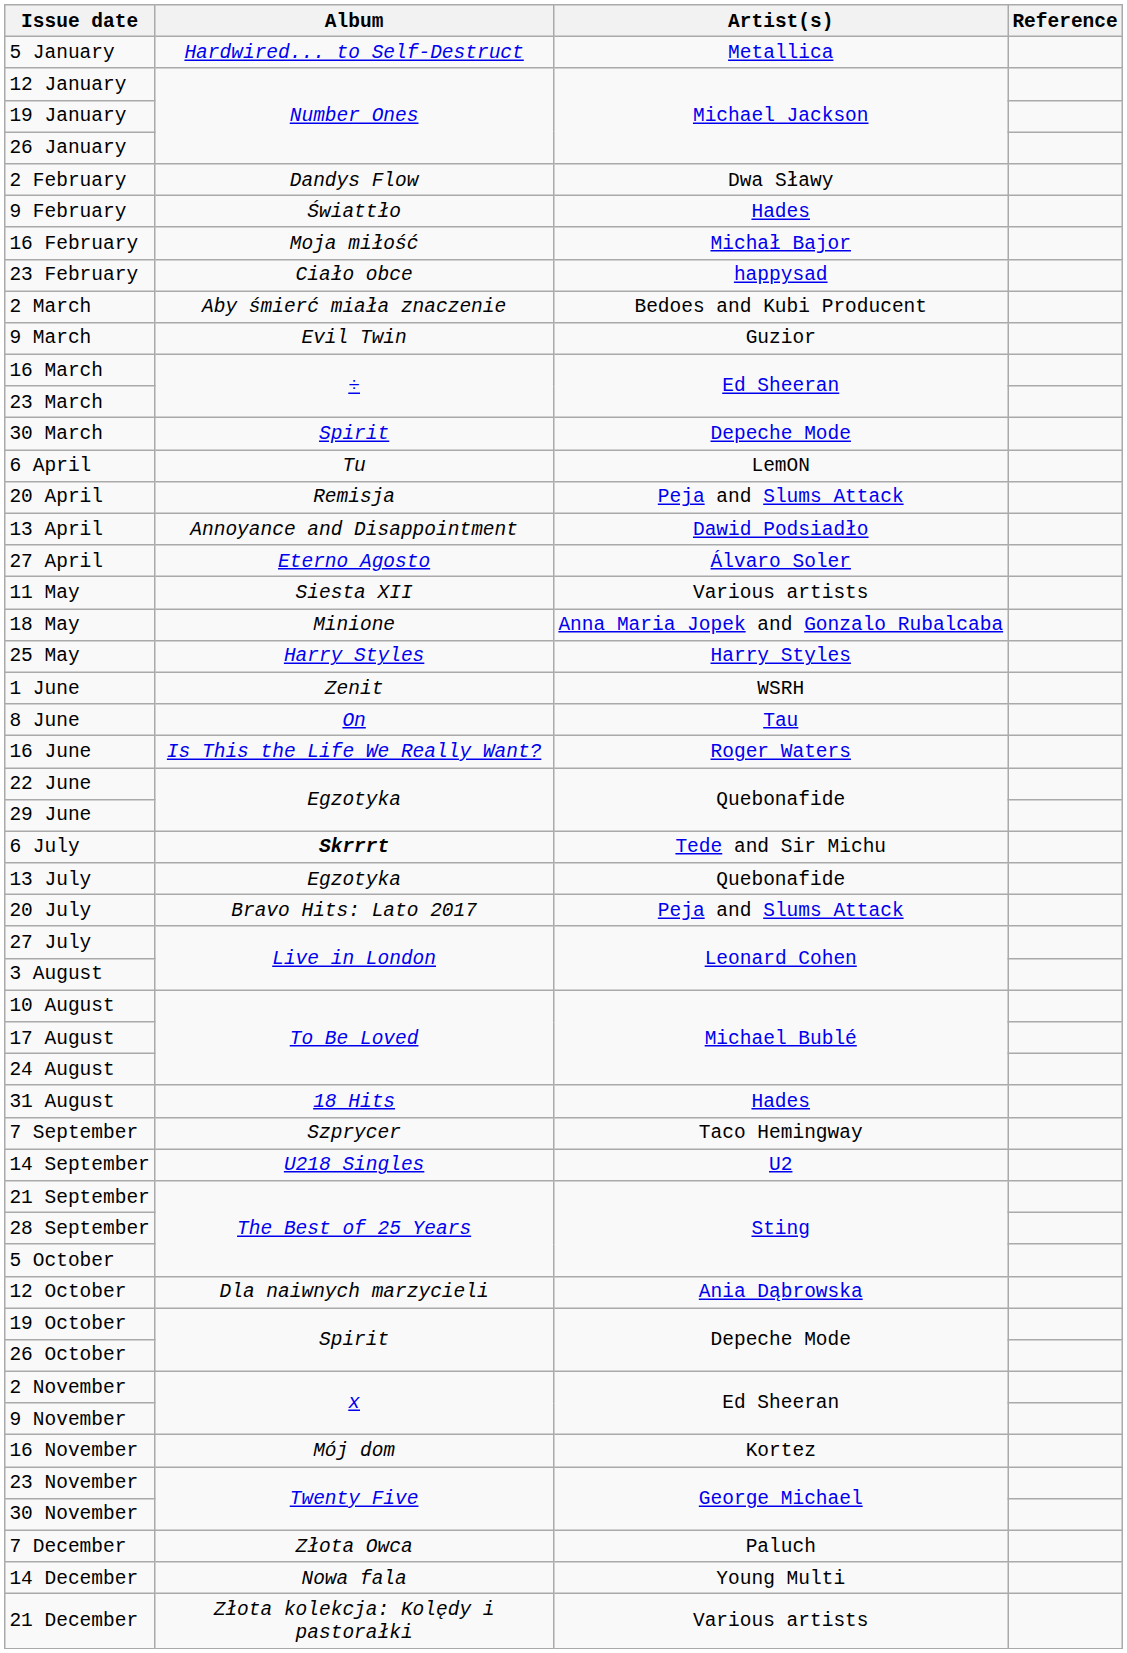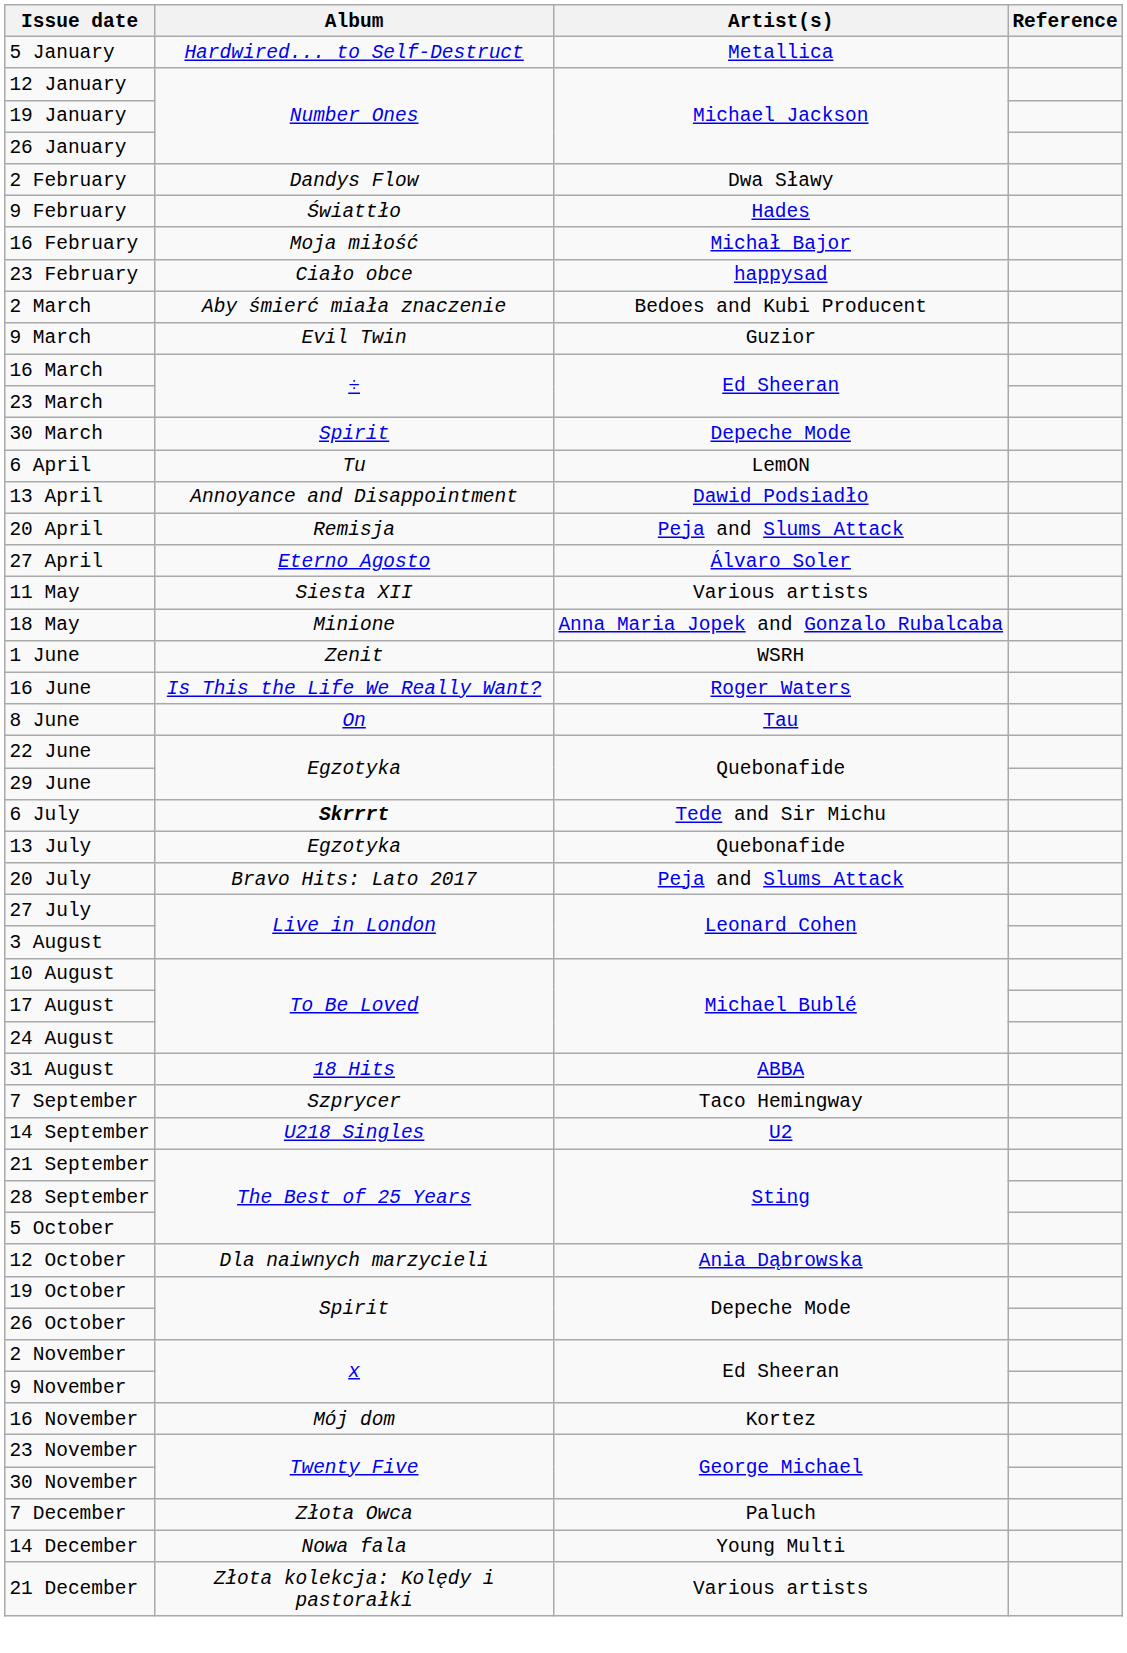rows swapped: (56, 529) <-> (56, 497)
- row: (44, 656)
rows swapped: (44, 720) <-> (50, 752)
(781, 1101) Hades -> (781, 1069) ABBA
